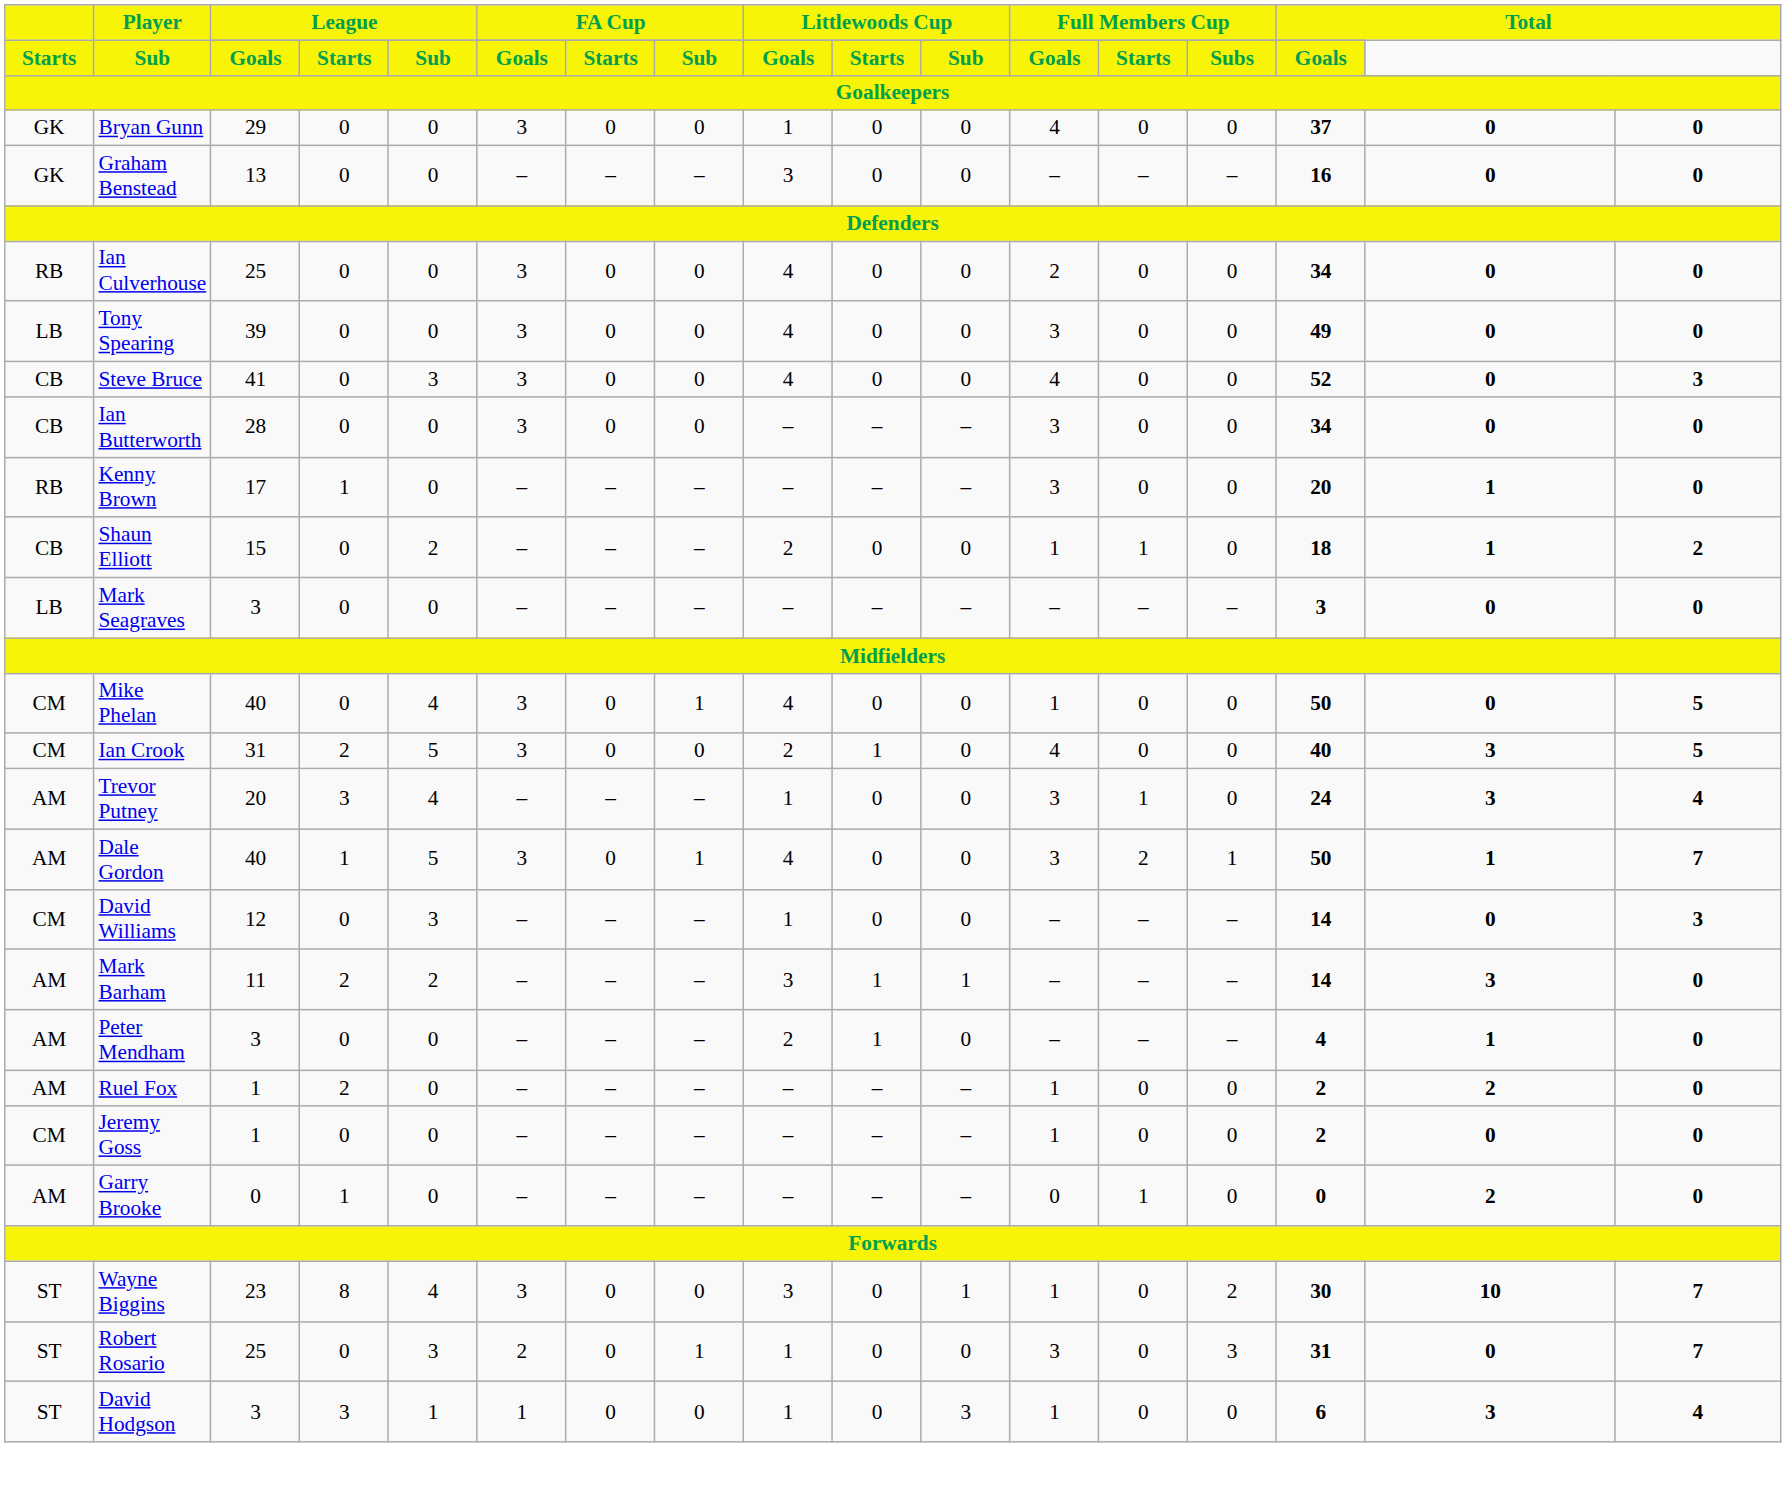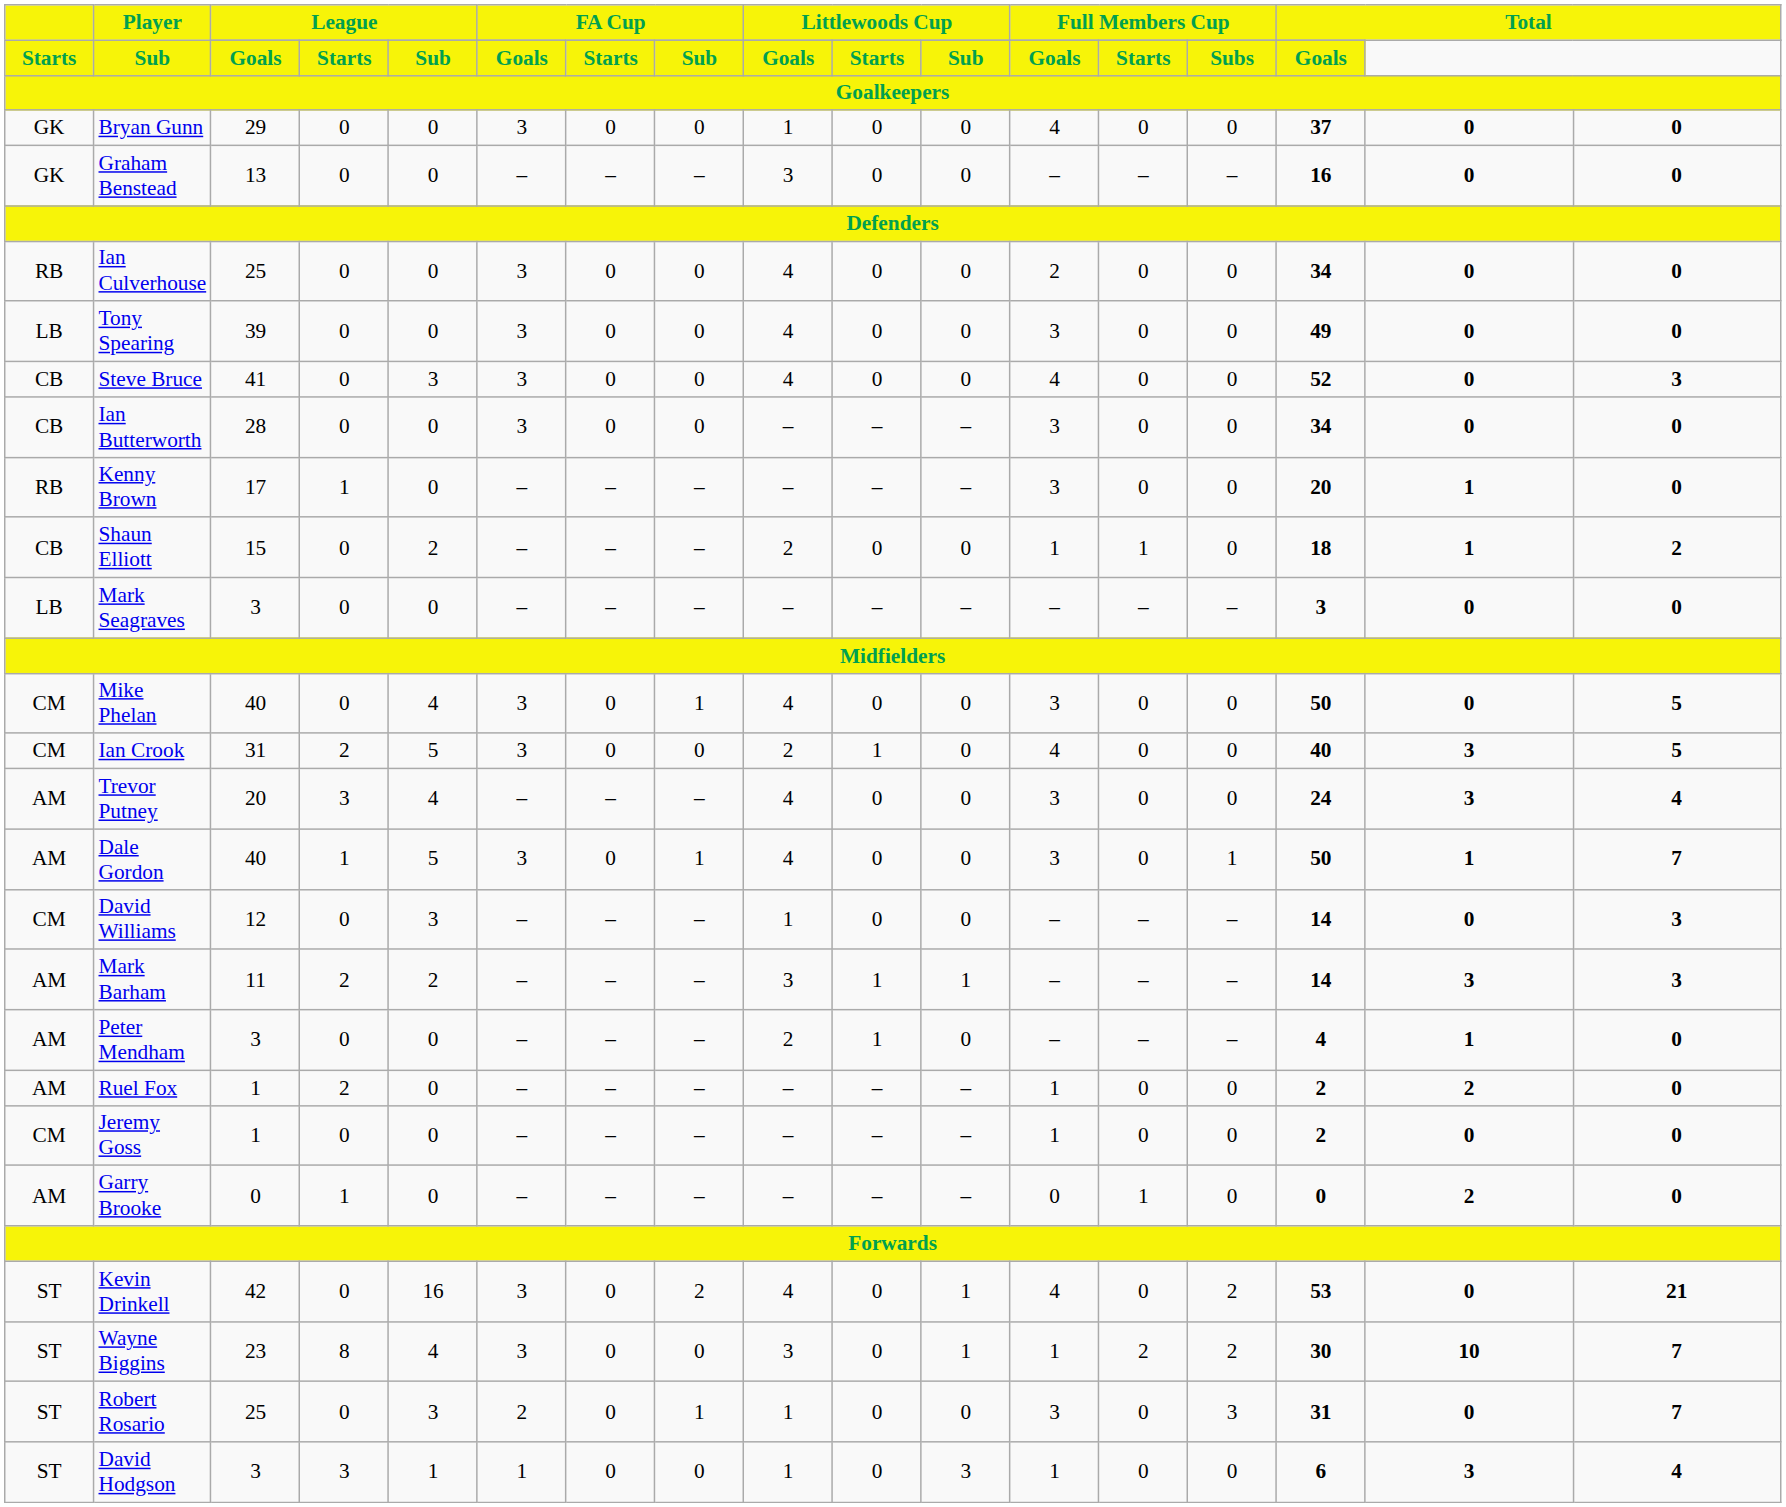(1055, 703) 1 -> (1055, 703) 3
(788, 798) 1 -> (788, 798) 4
(1143, 798) 1 -> (1143, 798) 0
(1143, 859) 2 -> (1143, 859) 0
(1698, 979) 0 -> (1677, 979) 3
+ row: (134, 1291)
(1143, 1291) 0 -> (1143, 1351) 2
